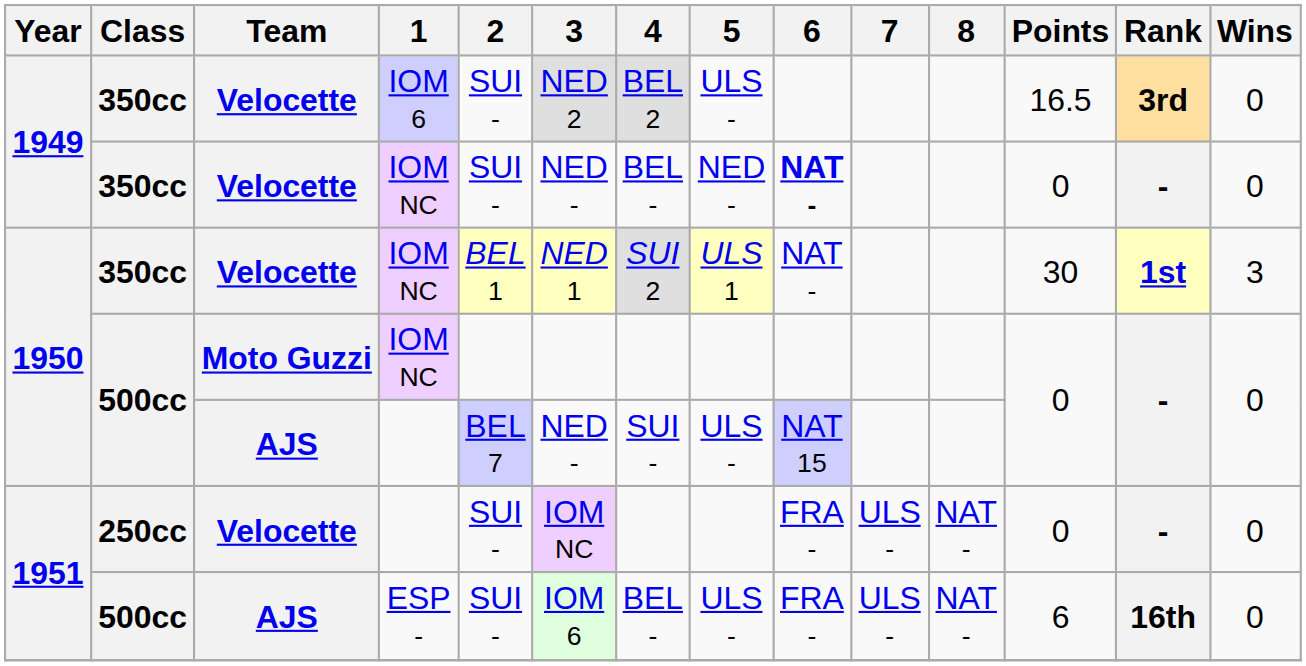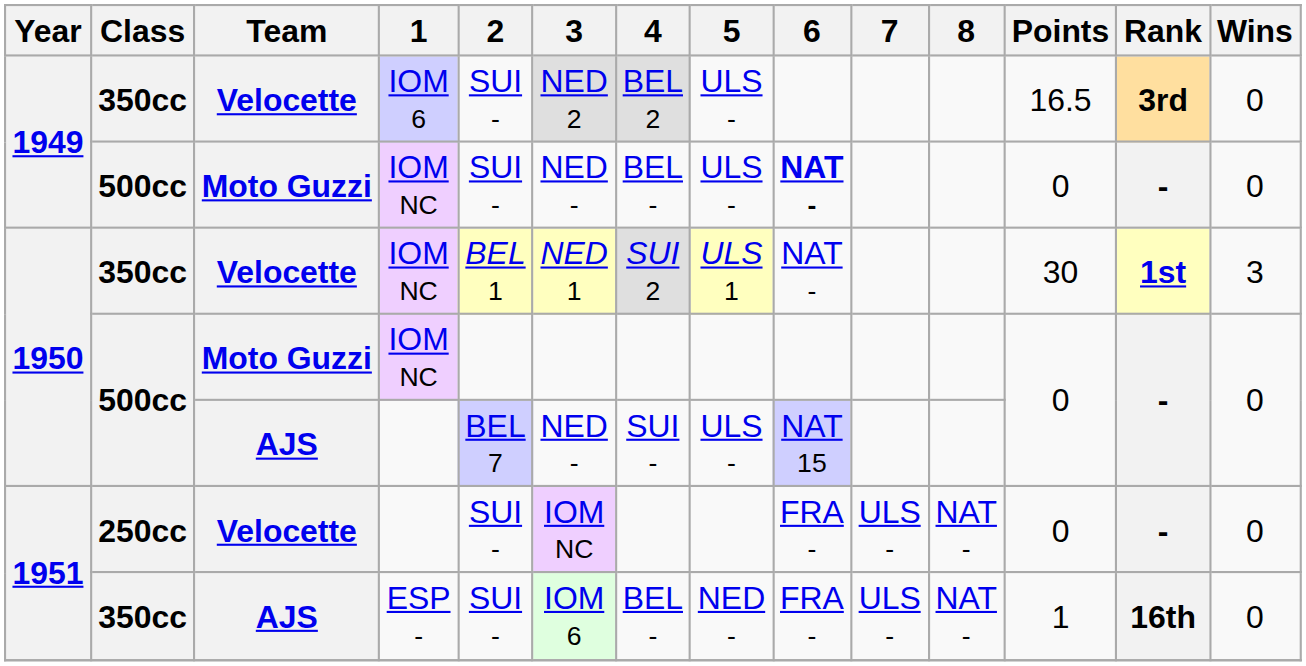(143, 185) 350cc -> (143, 185) 500cc
(287, 185) Velocette -> (287, 185) Moto Guzzi
(732, 185) NED - -> (732, 185) ULS -
(143, 616) 500cc -> (143, 616) 350cc
(732, 616) ULS - -> (732, 616) NED -
(1061, 616) 6 -> (1061, 616) 1
